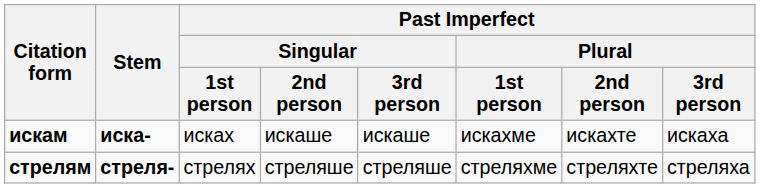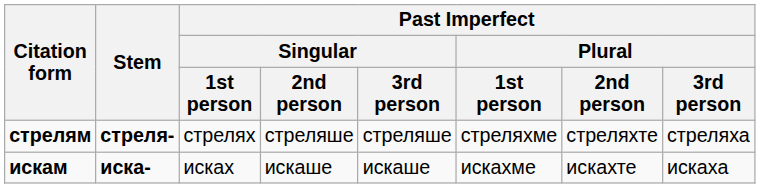rows swapped: (38, 135) <-> (50, 167)
